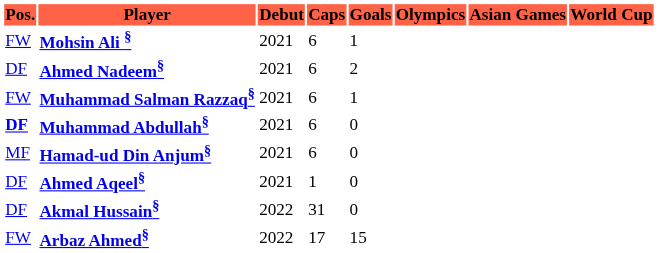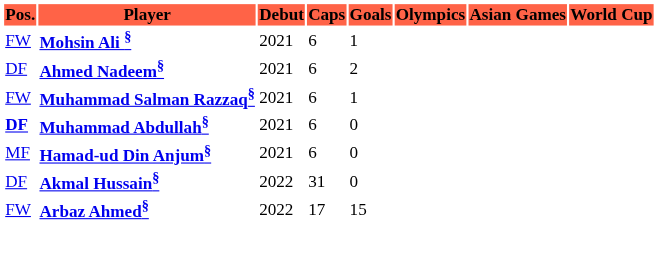- row: (92, 181)
